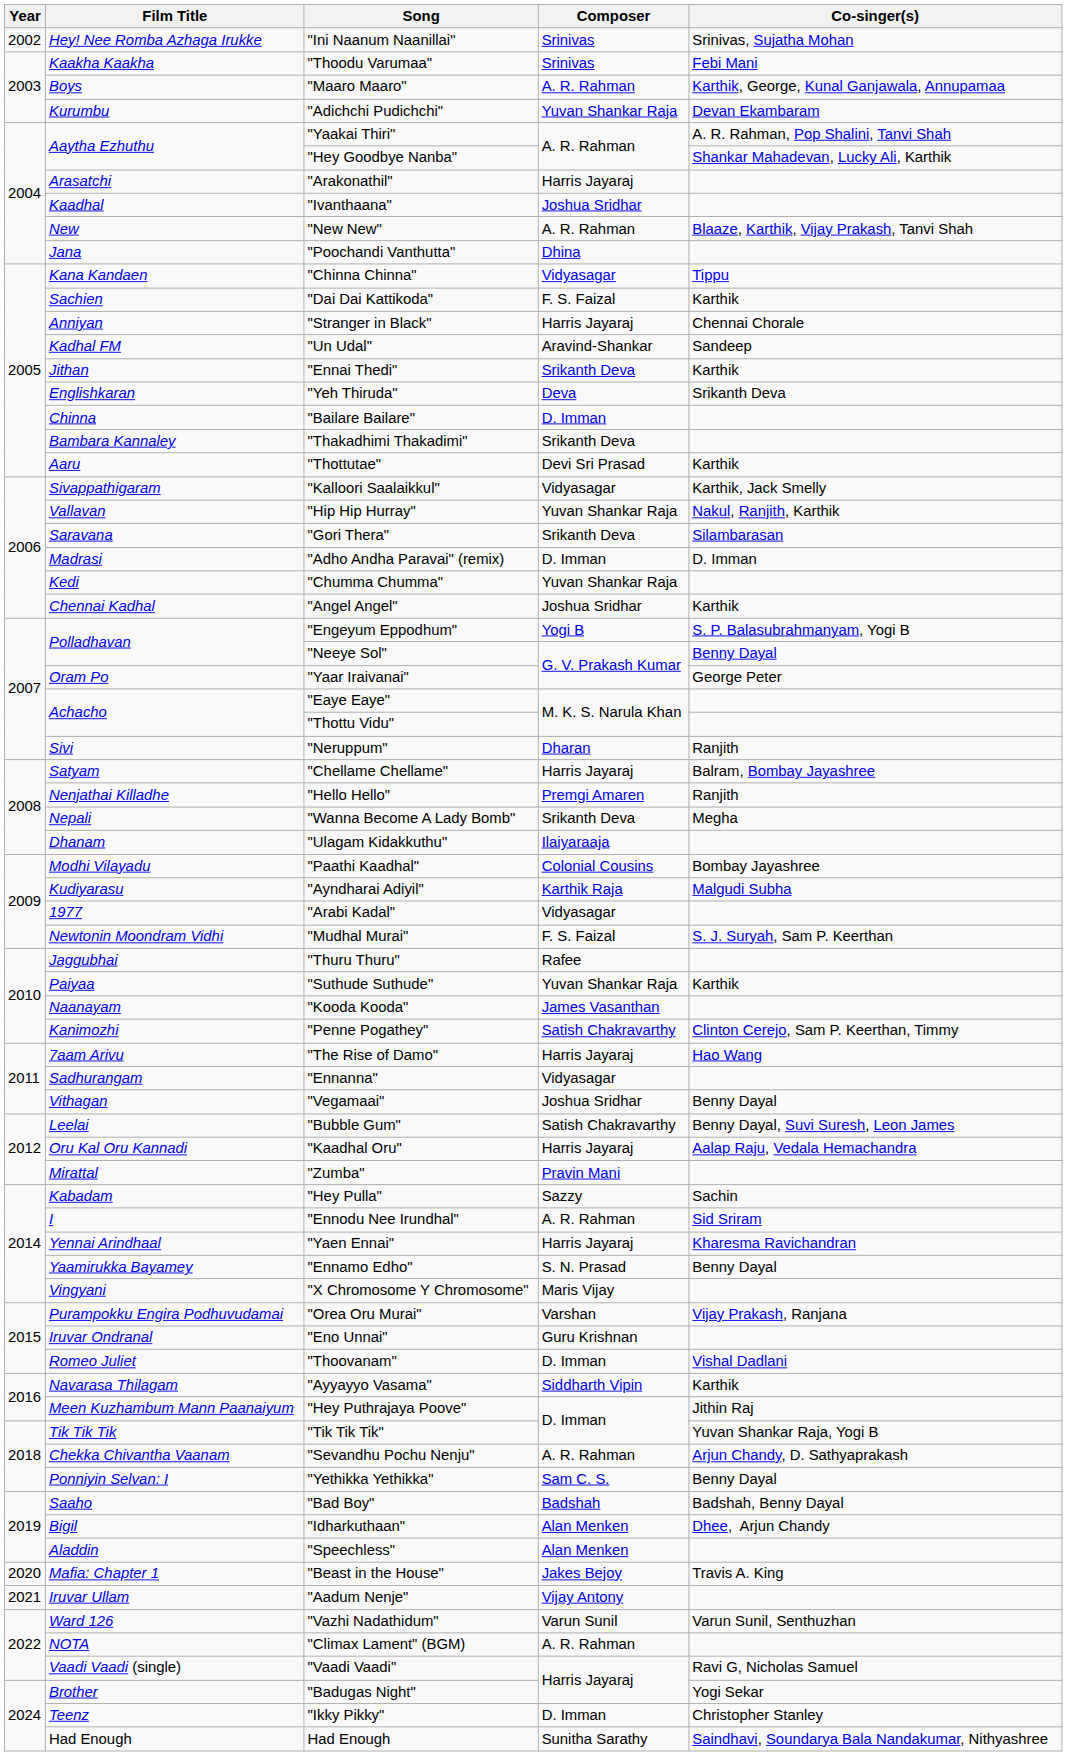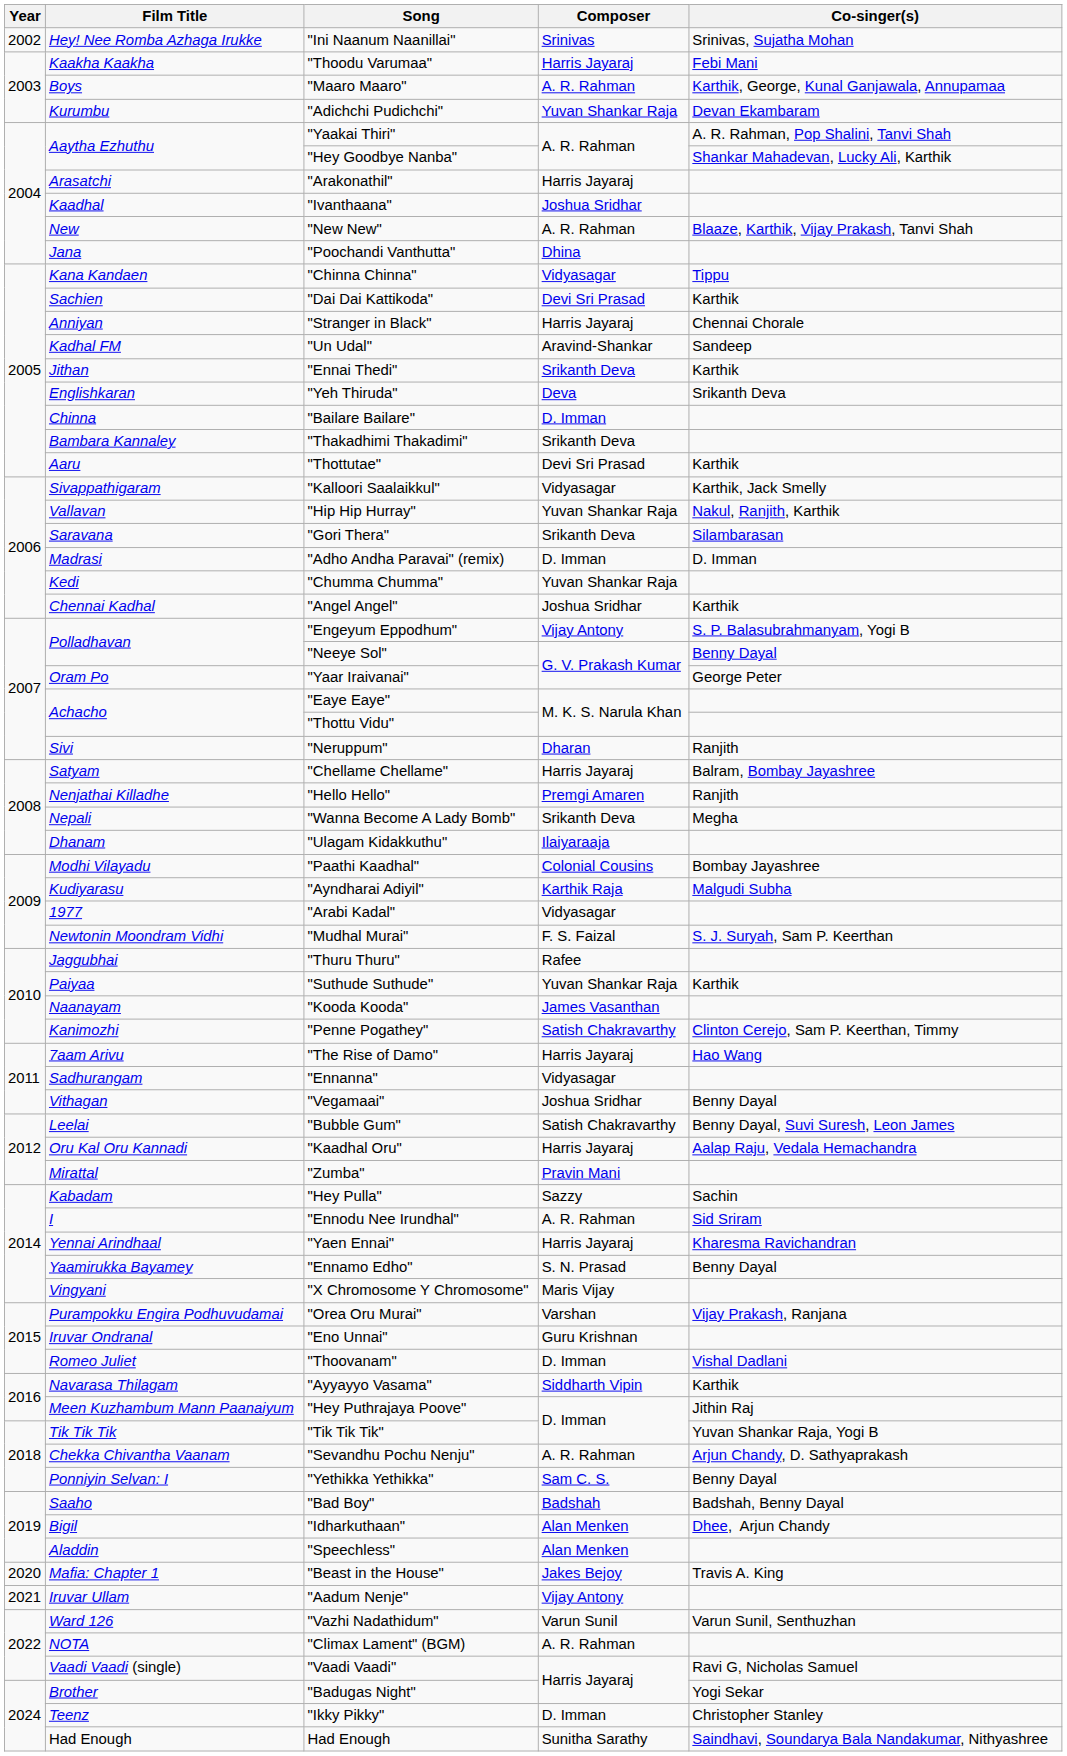(568, 63) Srinivas -> (588, 63) Harris Jayaraj
(578, 299) F. S. Faizal -> (593, 299) Devi Sri Prasad
(563, 629) Yogi B -> (582, 629) Vijay Antony
